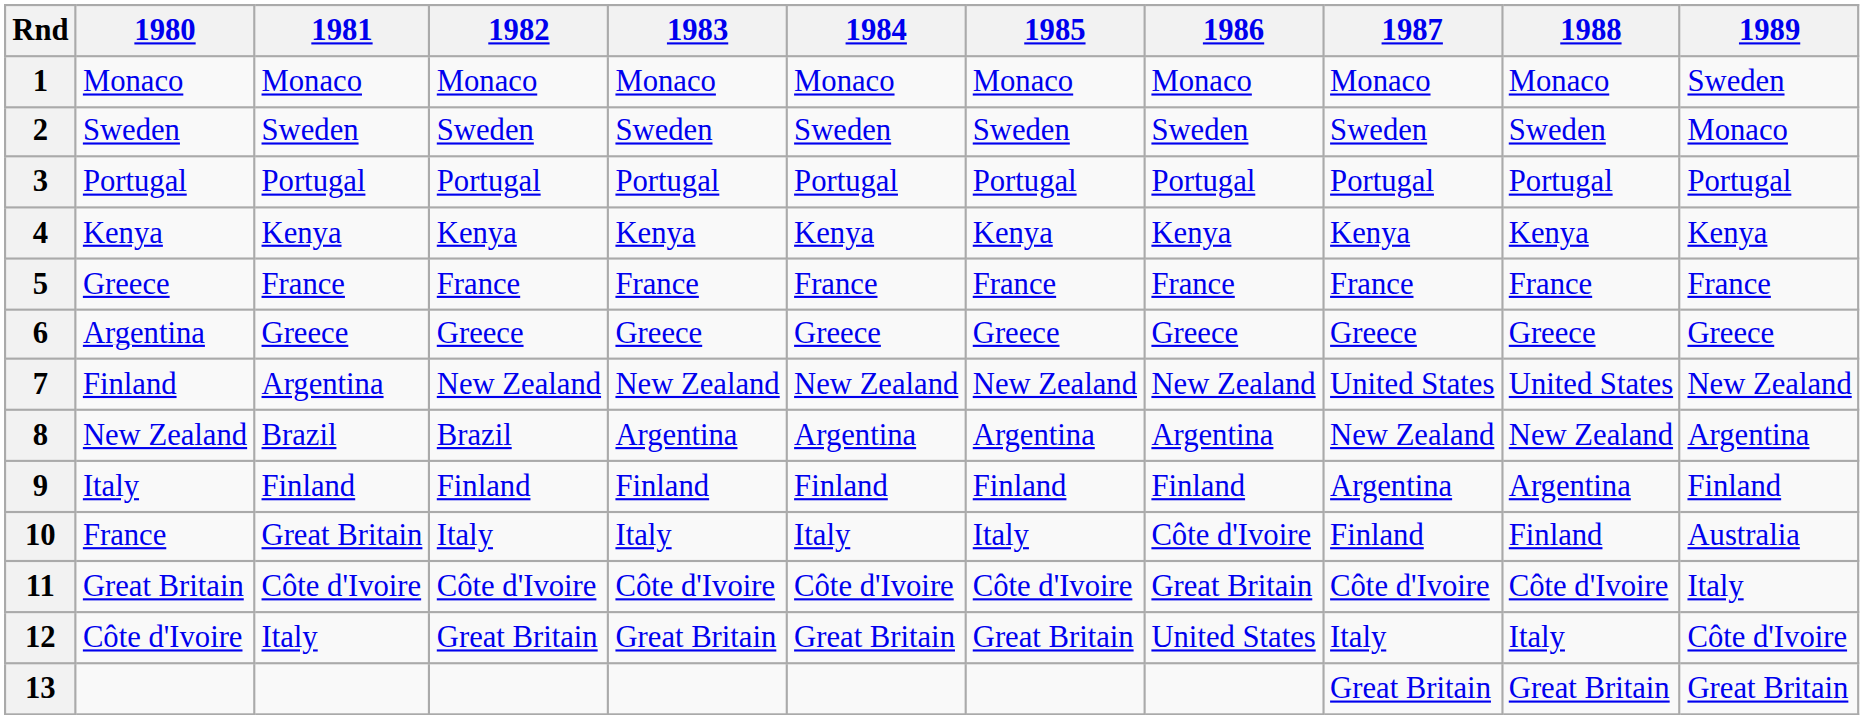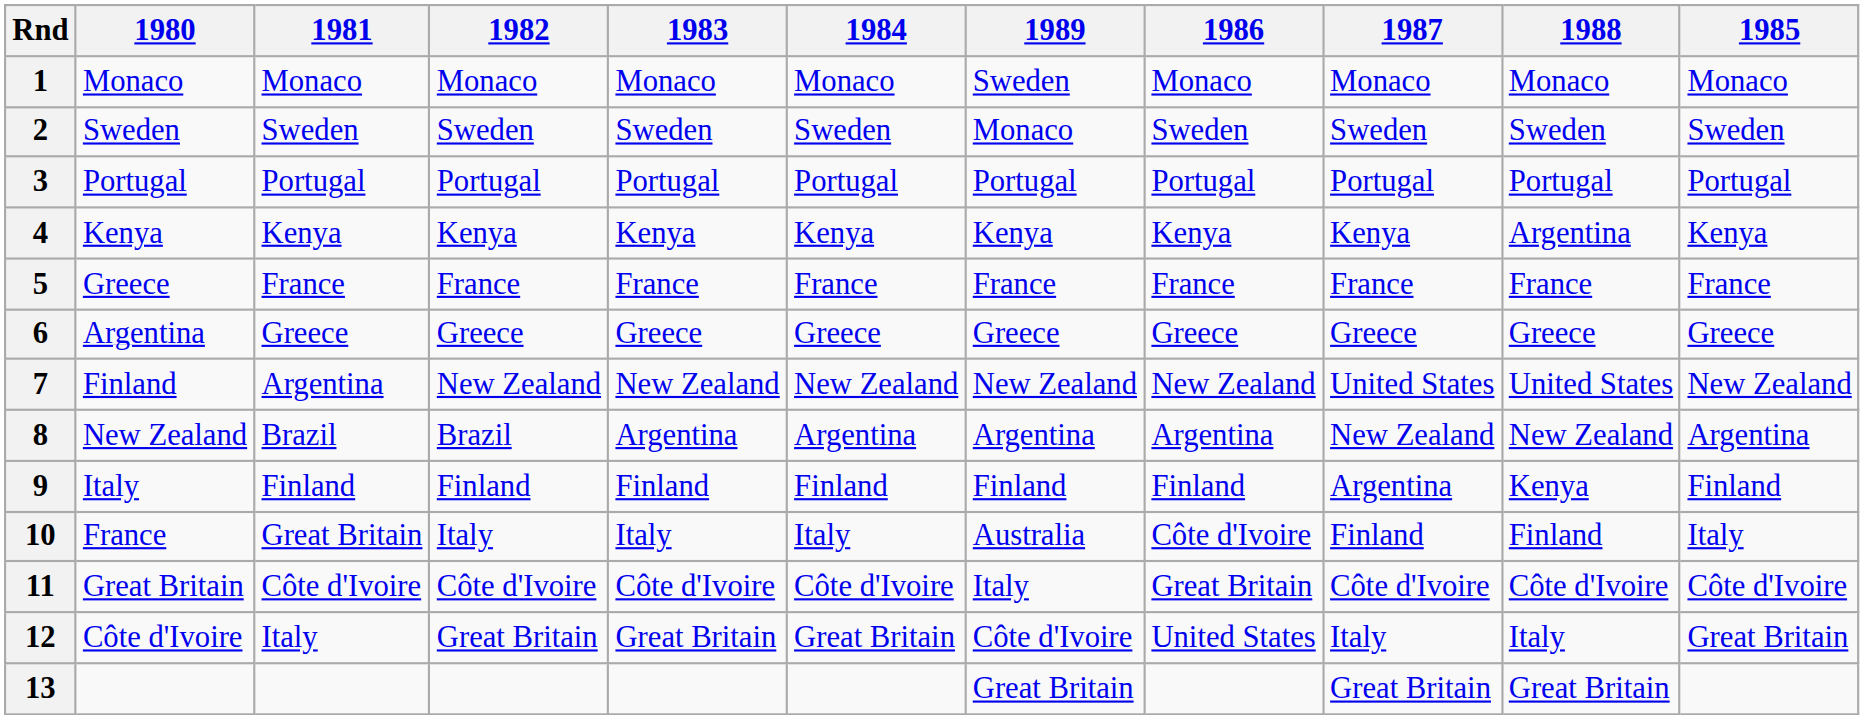columns swapped: (1055, 30) <-> (1770, 30)
(1549, 232) Kenya -> (1570, 232) Argentina
(1570, 485) Argentina -> (1549, 485) Kenya
